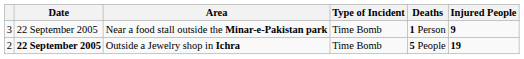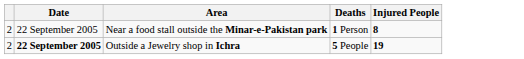- column: (369, 12)
(9, 29) 3 -> (9, 29) 2
(453, 29) 9 -> (376, 29) 8
